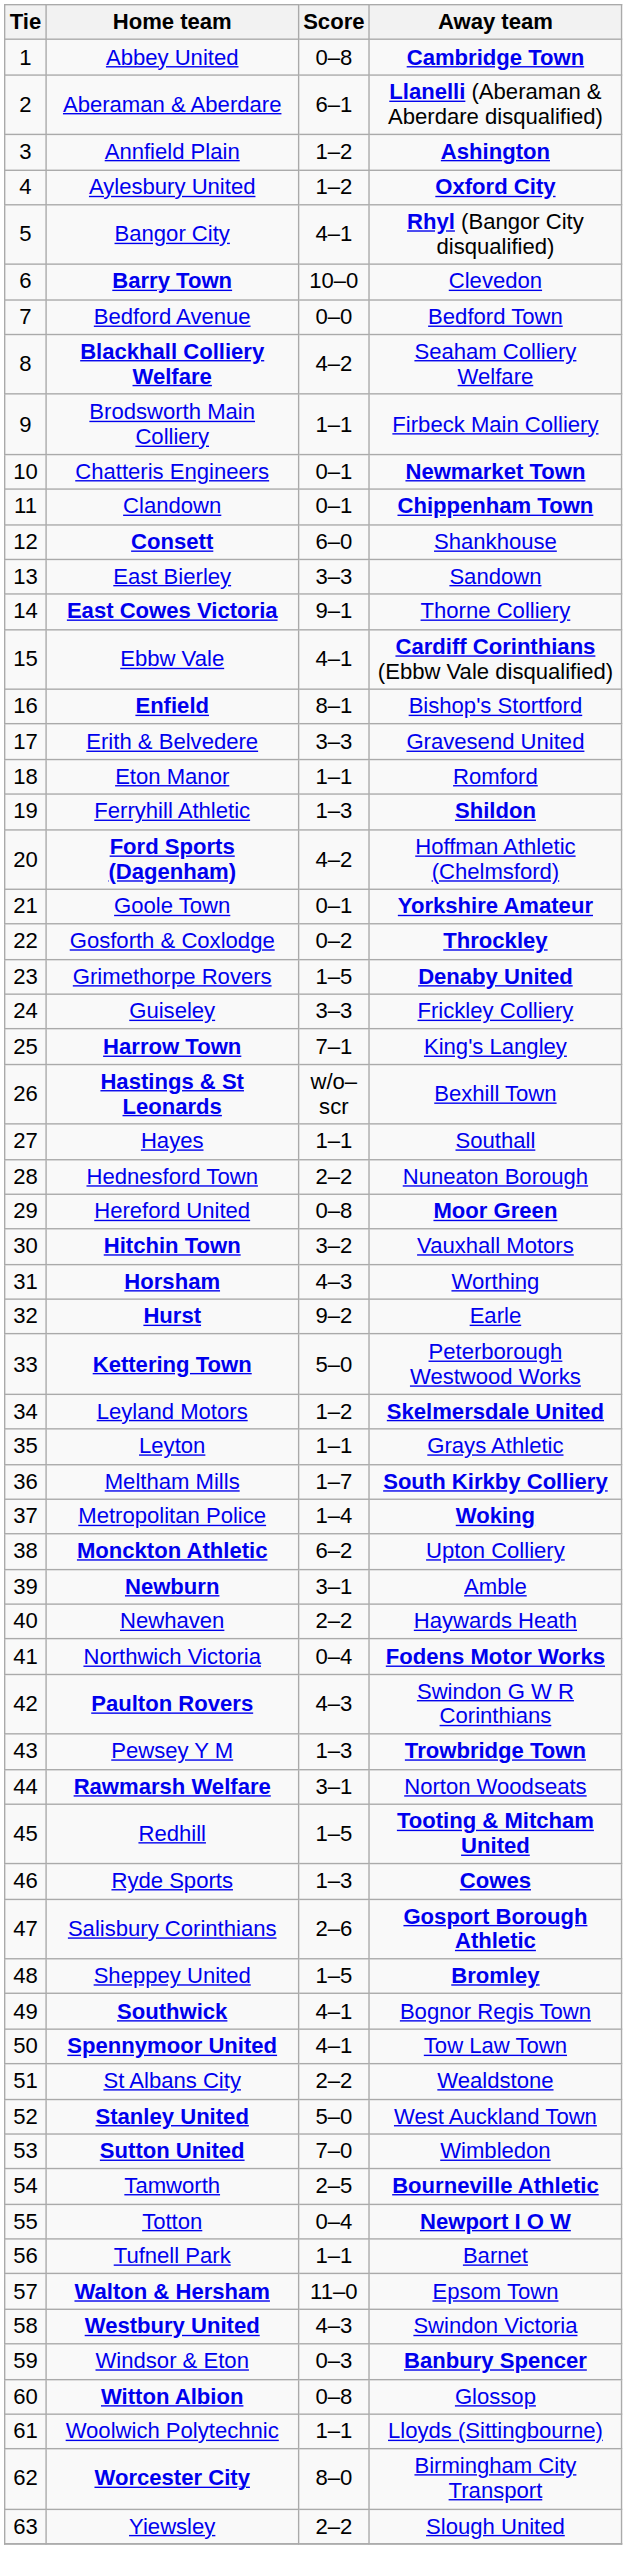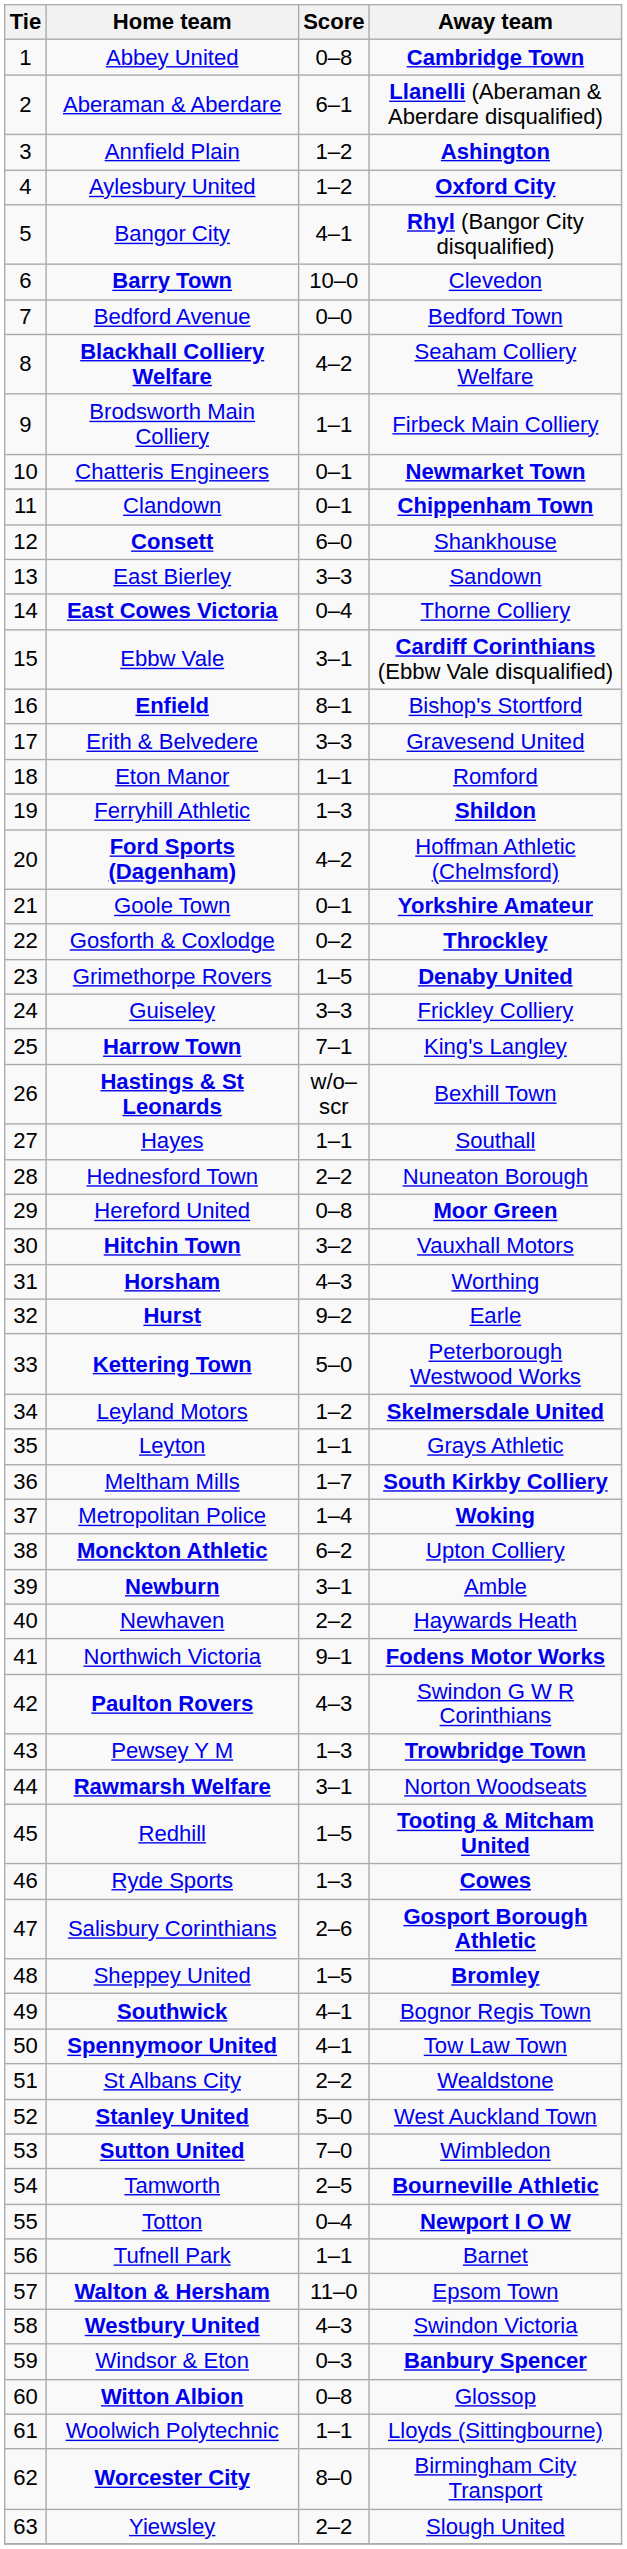(334, 611) 9–1 -> (334, 611) 0–4
(334, 659) 4–1 -> (334, 659) 3–1
(334, 1656) 0–4 -> (334, 1656) 9–1
